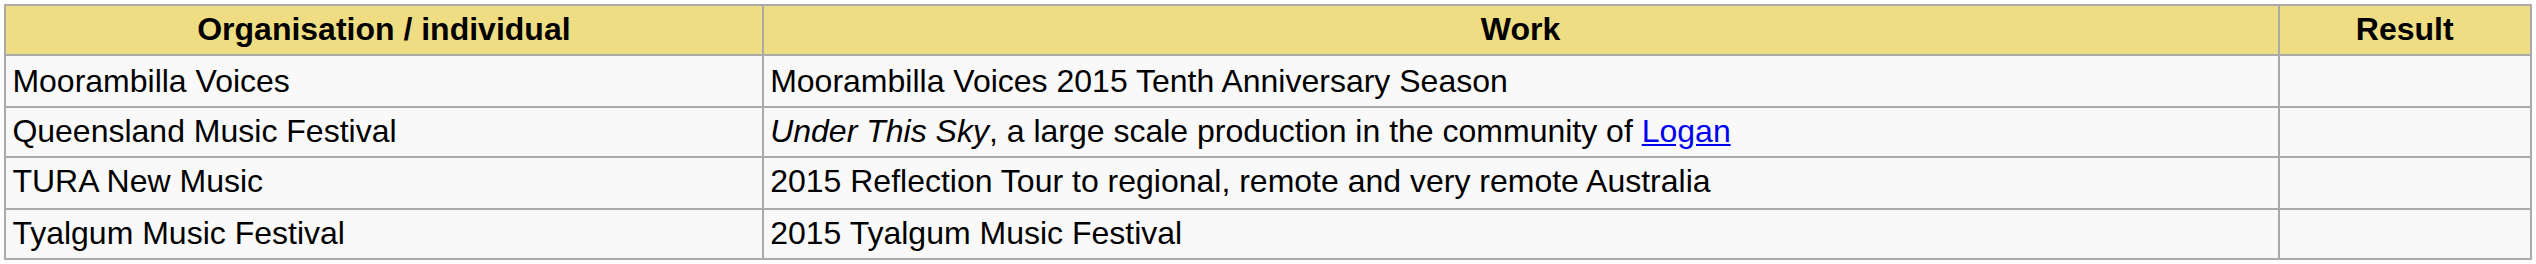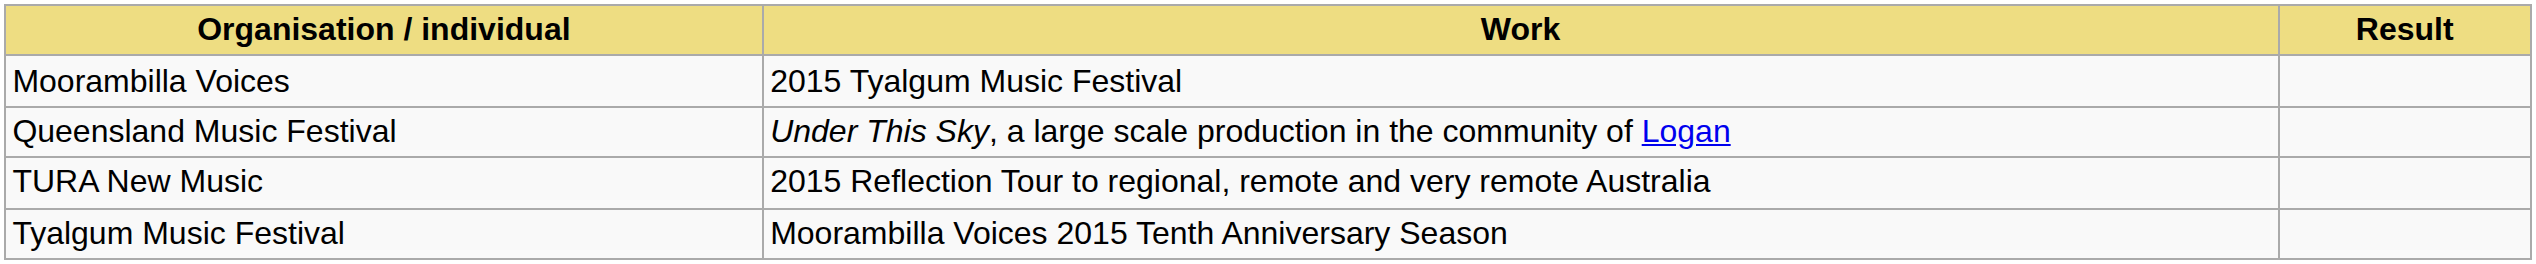(1139, 80) Moorambilla Voices 2015 Tenth Anniversary Season -> (976, 80) 2015 Tyalgum Music Festival
(976, 232) 2015 Tyalgum Music Festival -> (1139, 232) Moorambilla Voices 2015 Tenth Anniversary Season
